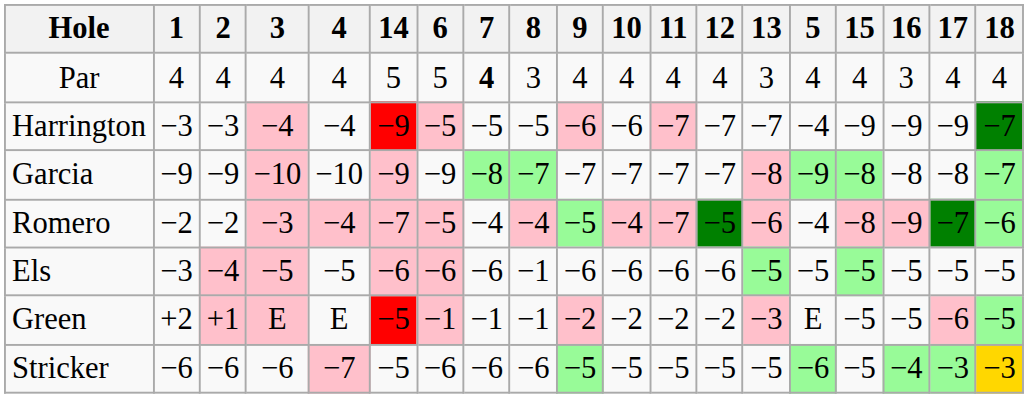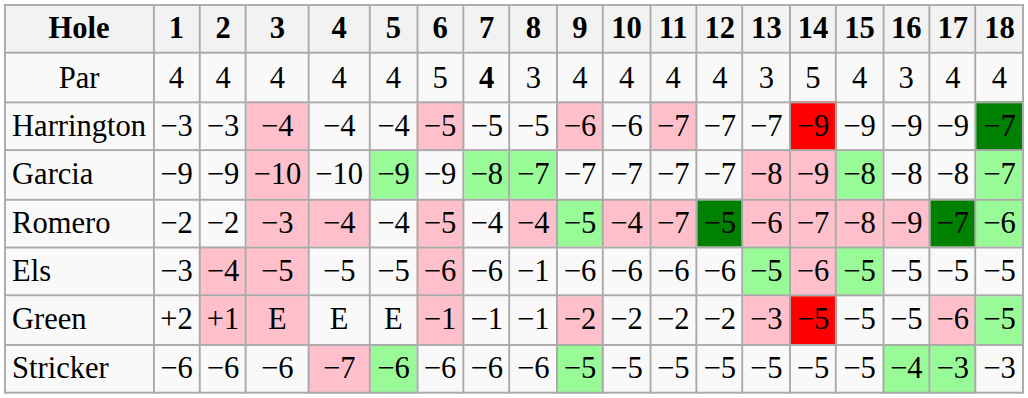columns swapped: (813, 28) <-> (393, 28)
(999, 367) gold background -> (999, 367) no background
